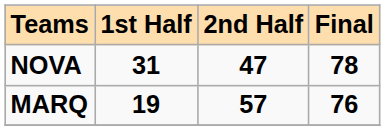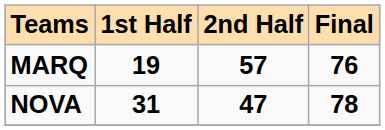rows swapped: (46, 64) <-> (49, 105)
